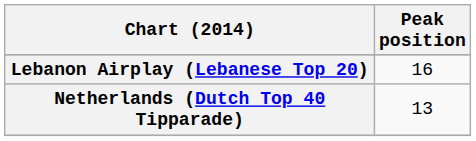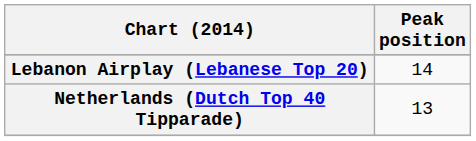(422, 70) 16 -> (422, 70) 14
